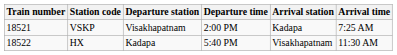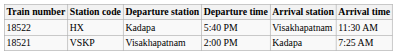rows swapped: (77, 43) <-> (82, 27)
